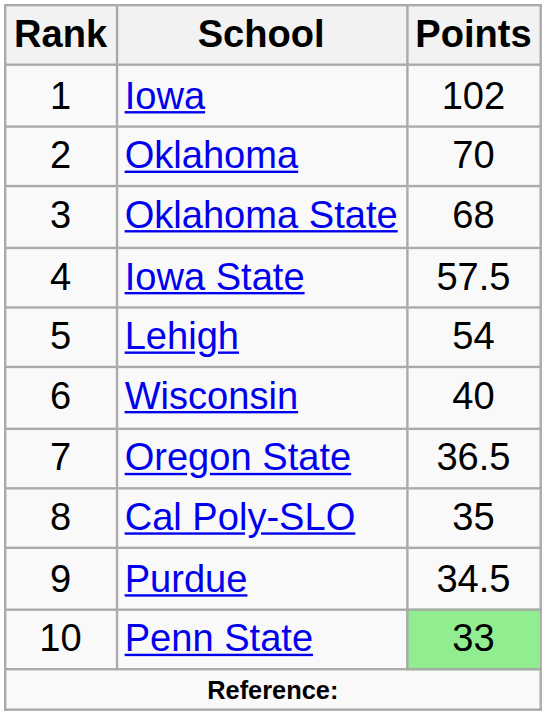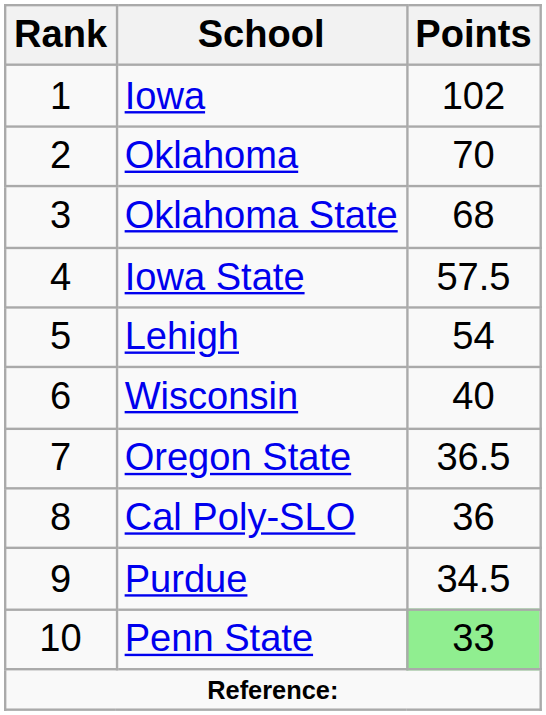(473, 517) 35 -> (473, 517) 36
